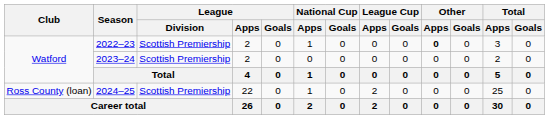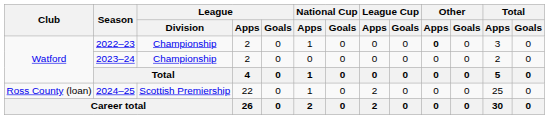(185, 43) Scottish Premiership -> (185, 43) Championship
(185, 59) Scottish Premiership -> (185, 59) Championship
